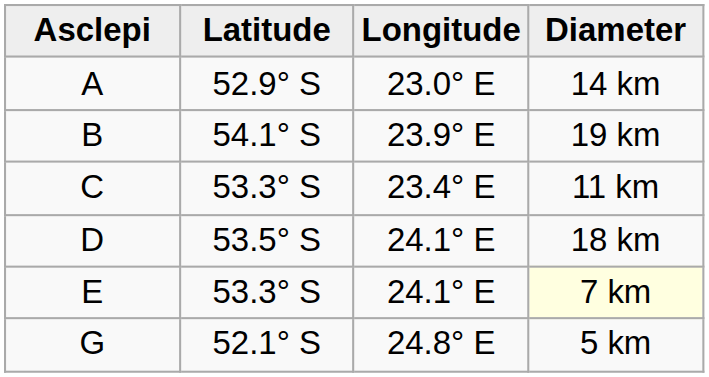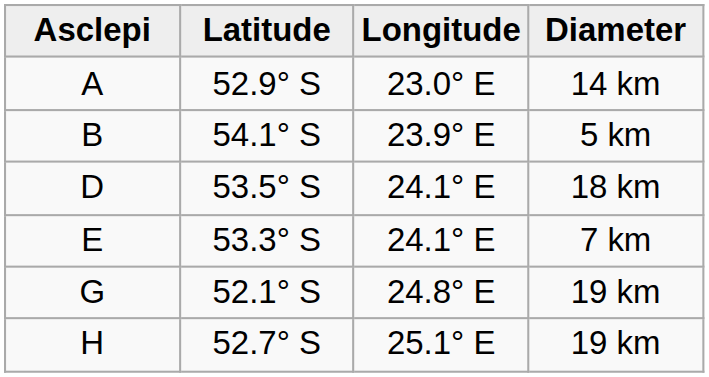(616, 135) 19 km -> (616, 135) 5 km
- row: (92, 187)
(616, 291) lightyellow background -> (616, 239) no background
(616, 344) 5 km -> (616, 291) 19 km
+ row: (92, 344)
